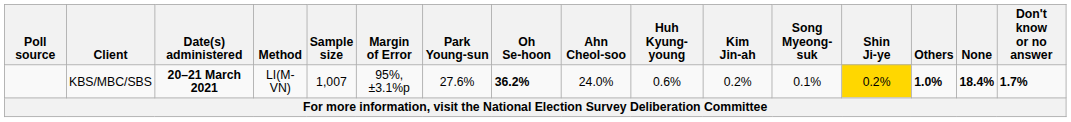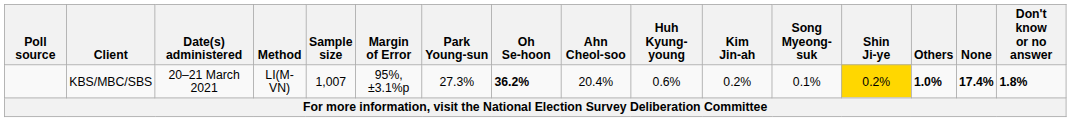(204, 81) bold -> (204, 81) normal
(457, 81) 27.6% -> (457, 81) 27.3%
(596, 81) 24.0% -> (596, 81) 20.4%
(977, 81) 18.4% -> (976, 81) 17.4%
(1014, 81) 1.7% -> (1013, 81) 1.8%
